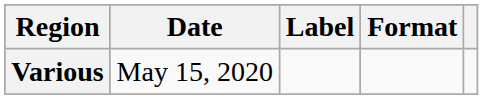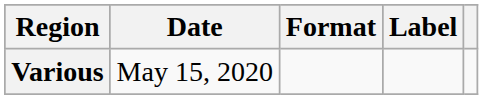columns swapped: (412, 26) <-> (320, 26)
